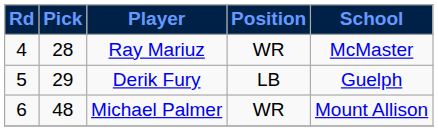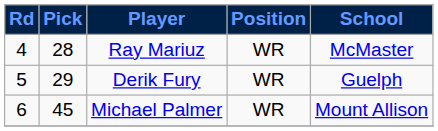(269, 79) LB -> (269, 79) WR
(63, 110) 48 -> (63, 110) 45
